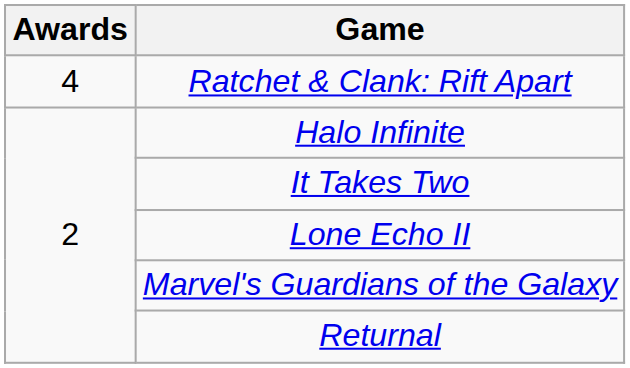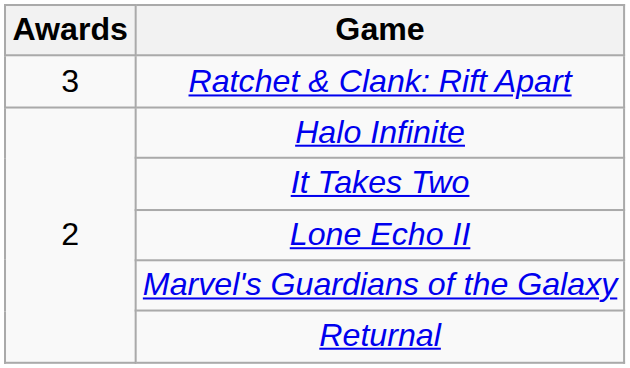(70, 81) 4 -> (70, 81) 3
